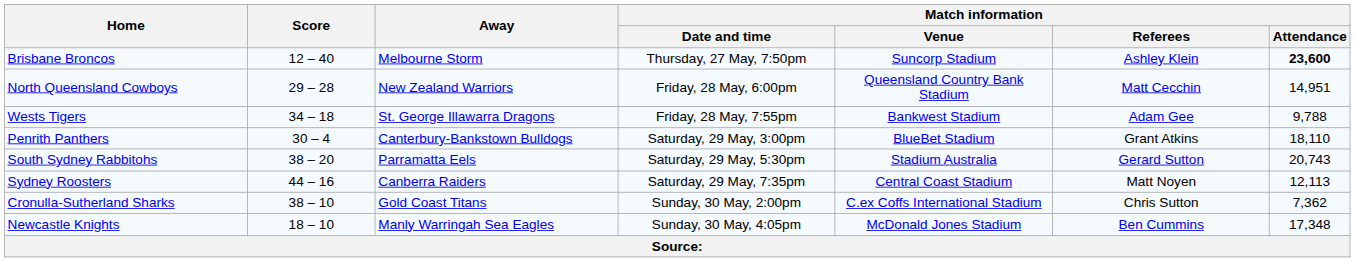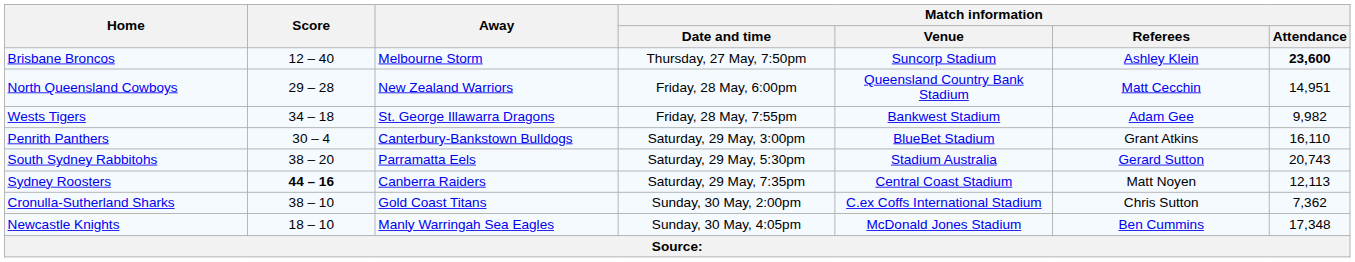(1310, 116) 9,788 -> (1310, 116) 9,982
(1310, 138) 18,110 -> (1310, 138) 16,110
(311, 181) normal -> (311, 181) bold
